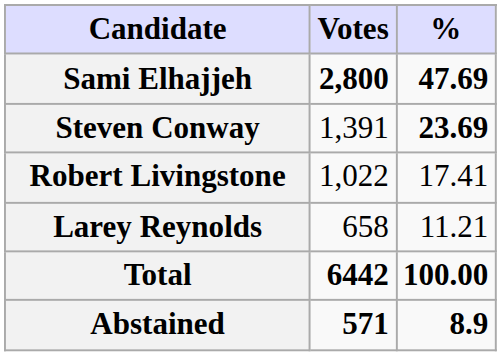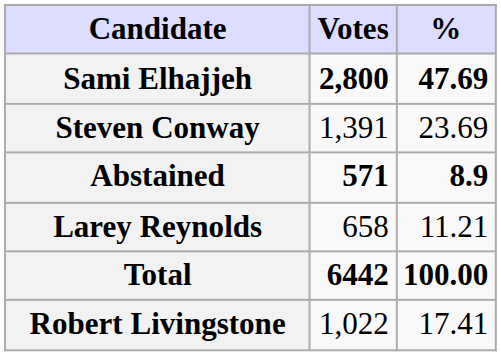(453, 127) bold -> (453, 127) normal
rows swapped: (158, 176) <-> (158, 324)
